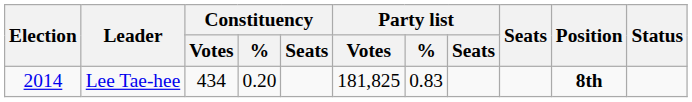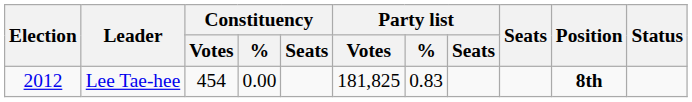(43, 81) 2014 -> (43, 81) 2012
(211, 81) 434 -> (211, 81) 454
(259, 81) 0.20 -> (259, 81) 0.00
